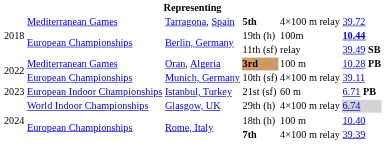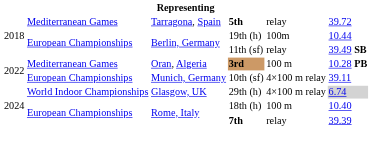(310, 21) 4×100 m relay -> (276, 21) relay
(354, 36) bold -> (340, 36) normal
- row: (259, 92)
(310, 134) 4×100 m relay -> (276, 120) relay
